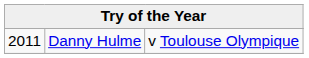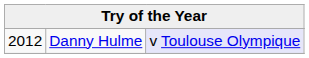(25, 41) 2011 -> (25, 41) 2012
(224, 41) no background -> (225, 41) lavender background
